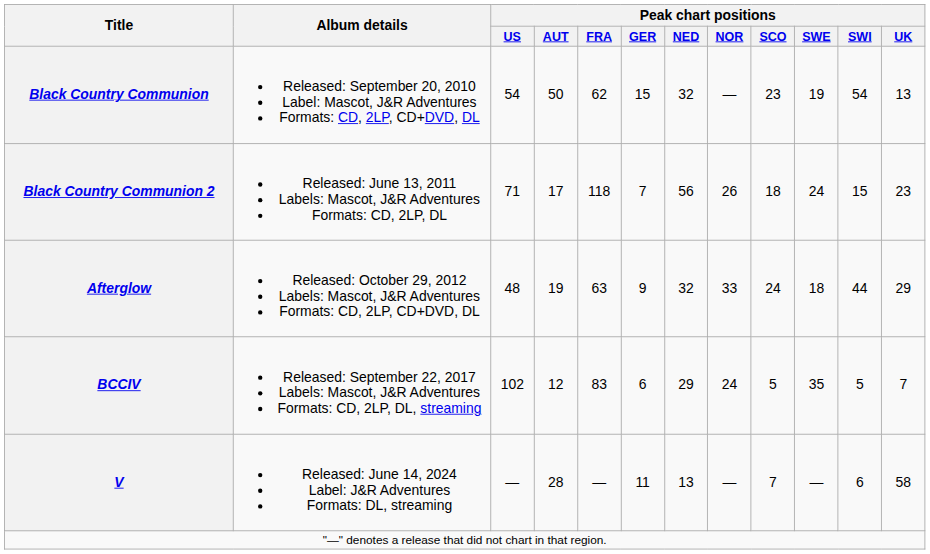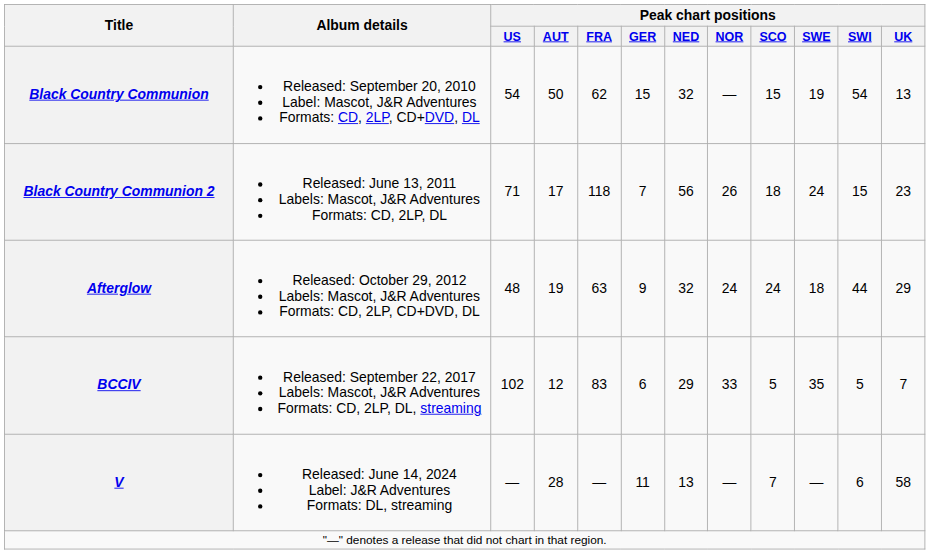(773, 94) 23 -> (773, 94) 15
(729, 288) 33 -> (729, 288) 24
(729, 385) 24 -> (729, 385) 33
